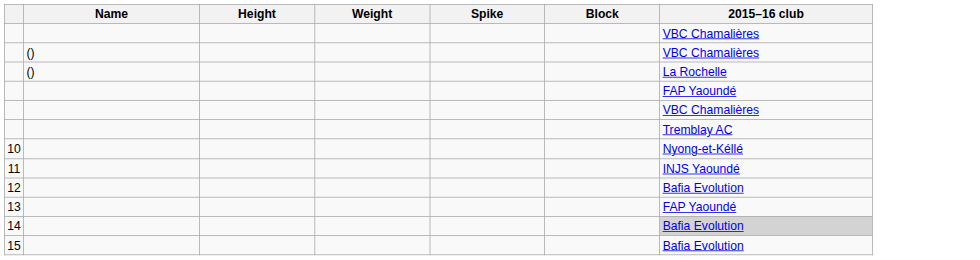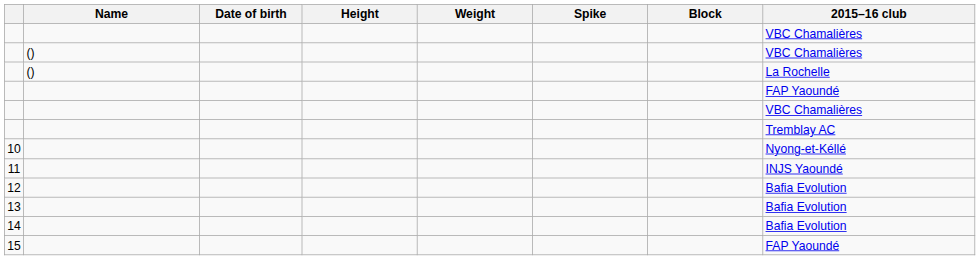+ column: (251, 14)
(699, 207) FAP Yaoundé -> (806, 207) Bafia Evolution
(703, 226) lightgrey background -> (806, 226) no background
(703, 245) Bafia Evolution -> (802, 245) FAP Yaoundé
